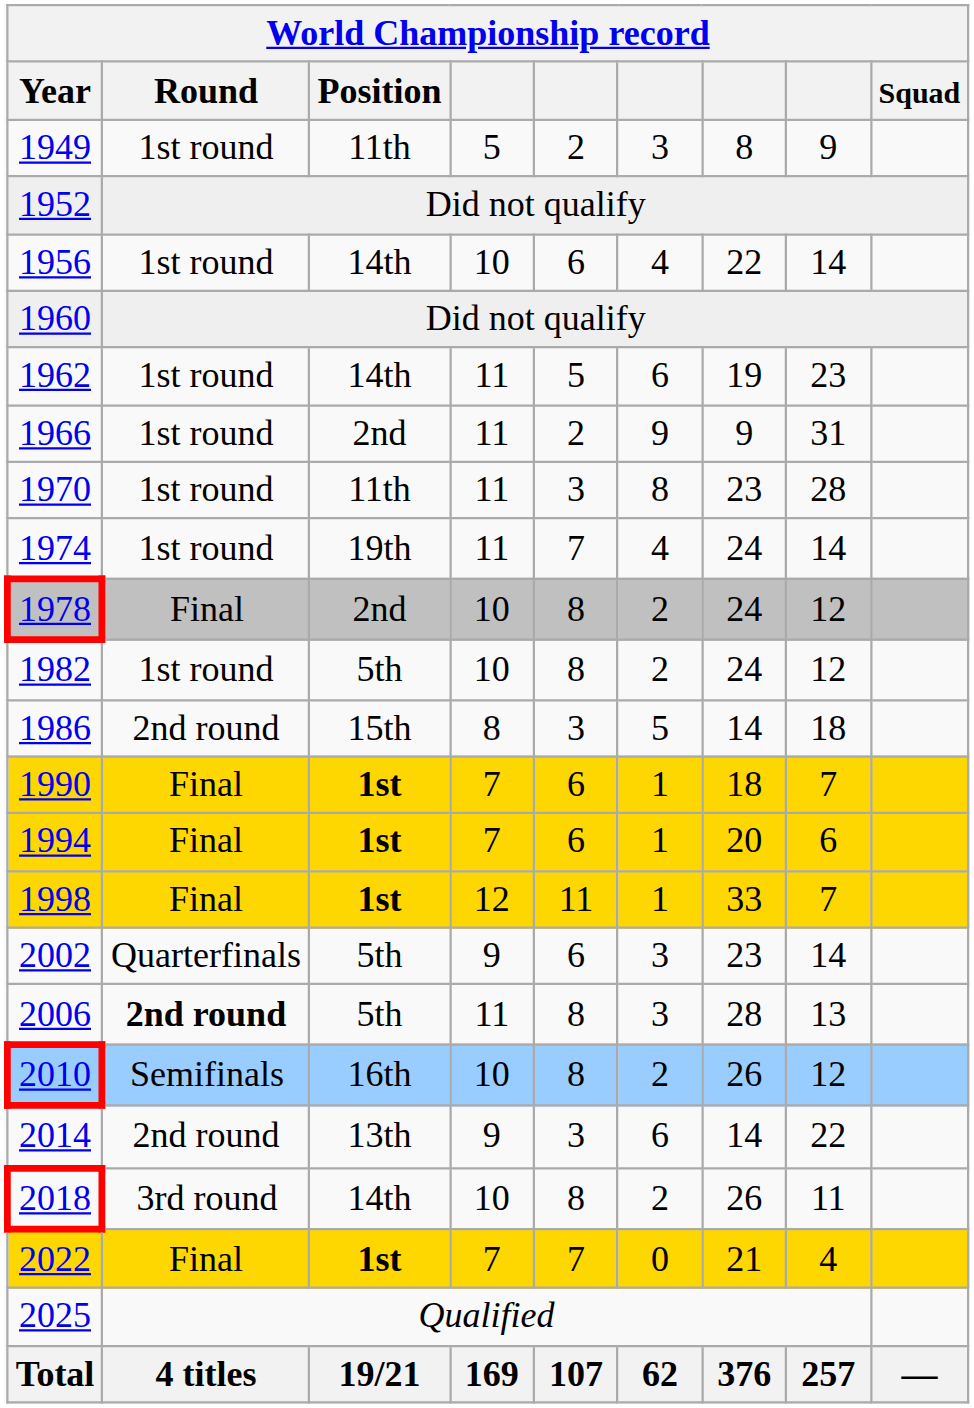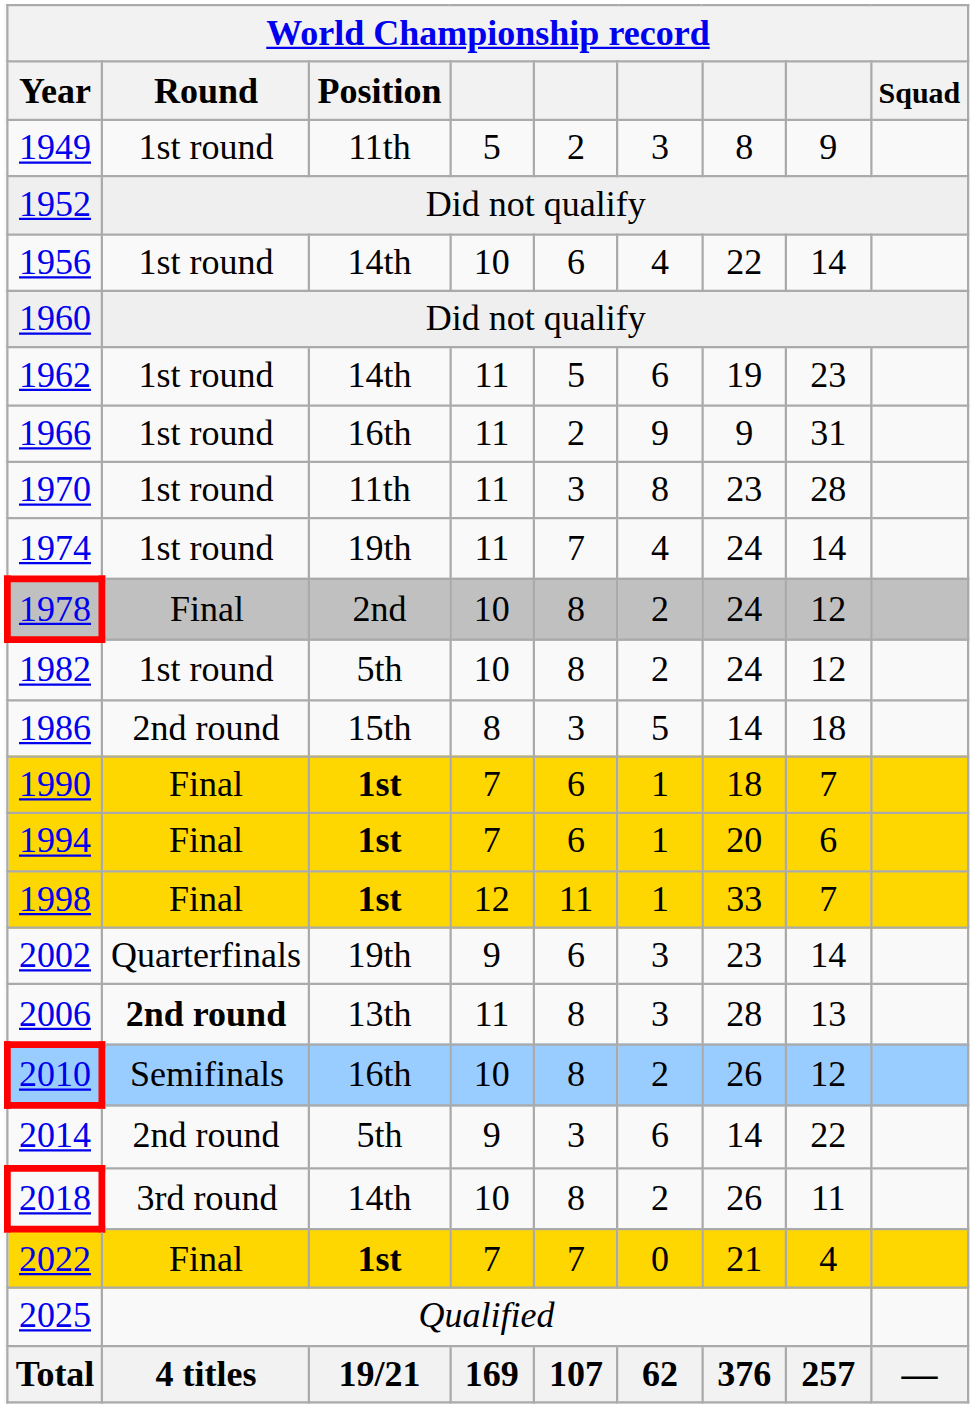(380, 432) 2nd -> (379, 432) 16th
(379, 955) 5th -> (379, 955) 19th
(379, 1013) 5th -> (379, 1013) 13th
(379, 1135) 13th -> (379, 1135) 5th
